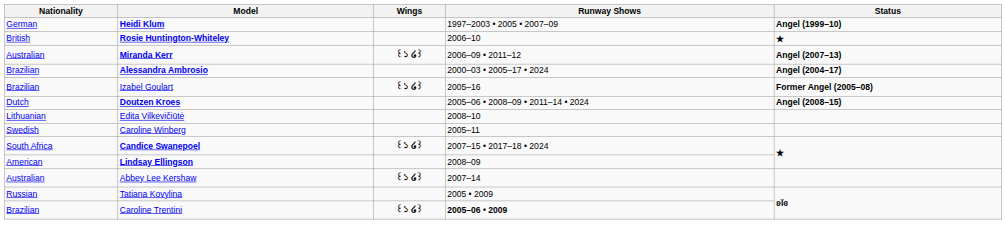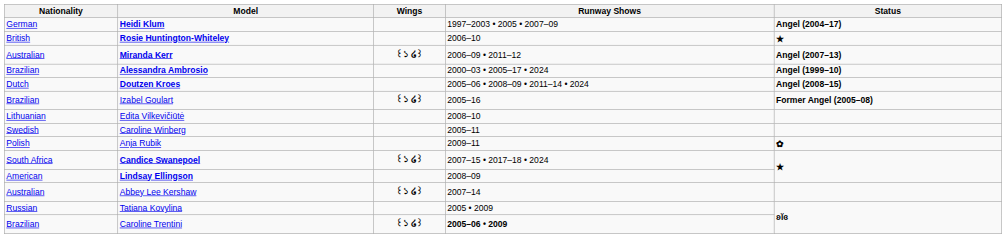(809, 24) Angel (1999–10) -> (809, 24) Angel (2004–17)
(809, 70) Angel (2004–17) -> (809, 70) Angel (1999–10)
rows swapped: (150, 102) <-> (146, 86)
+ row: (140, 143)
